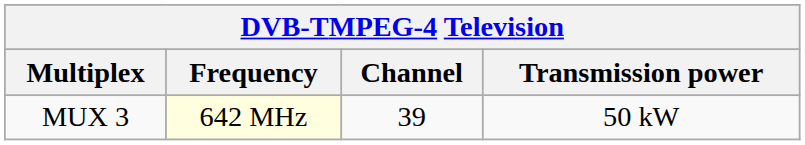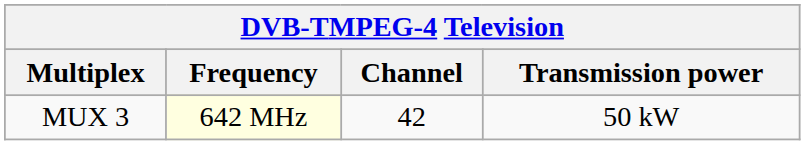(412, 116) 39 -> (412, 116) 42
